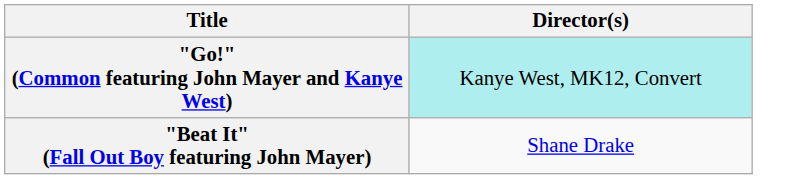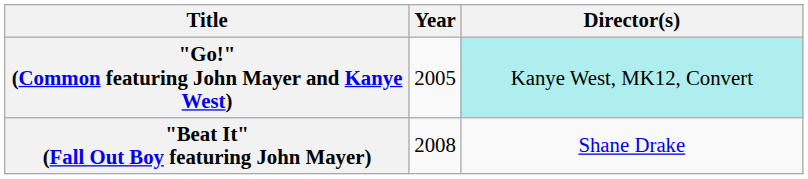+ column: (435, 20)
